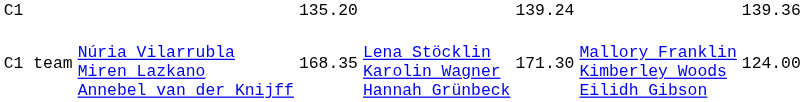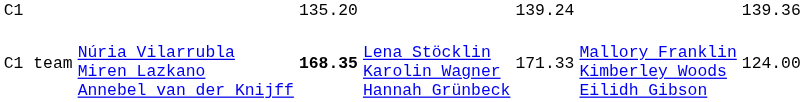(328, 63) normal -> (328, 63) bold
(545, 63) 171.30 -> (545, 63) 171.33
